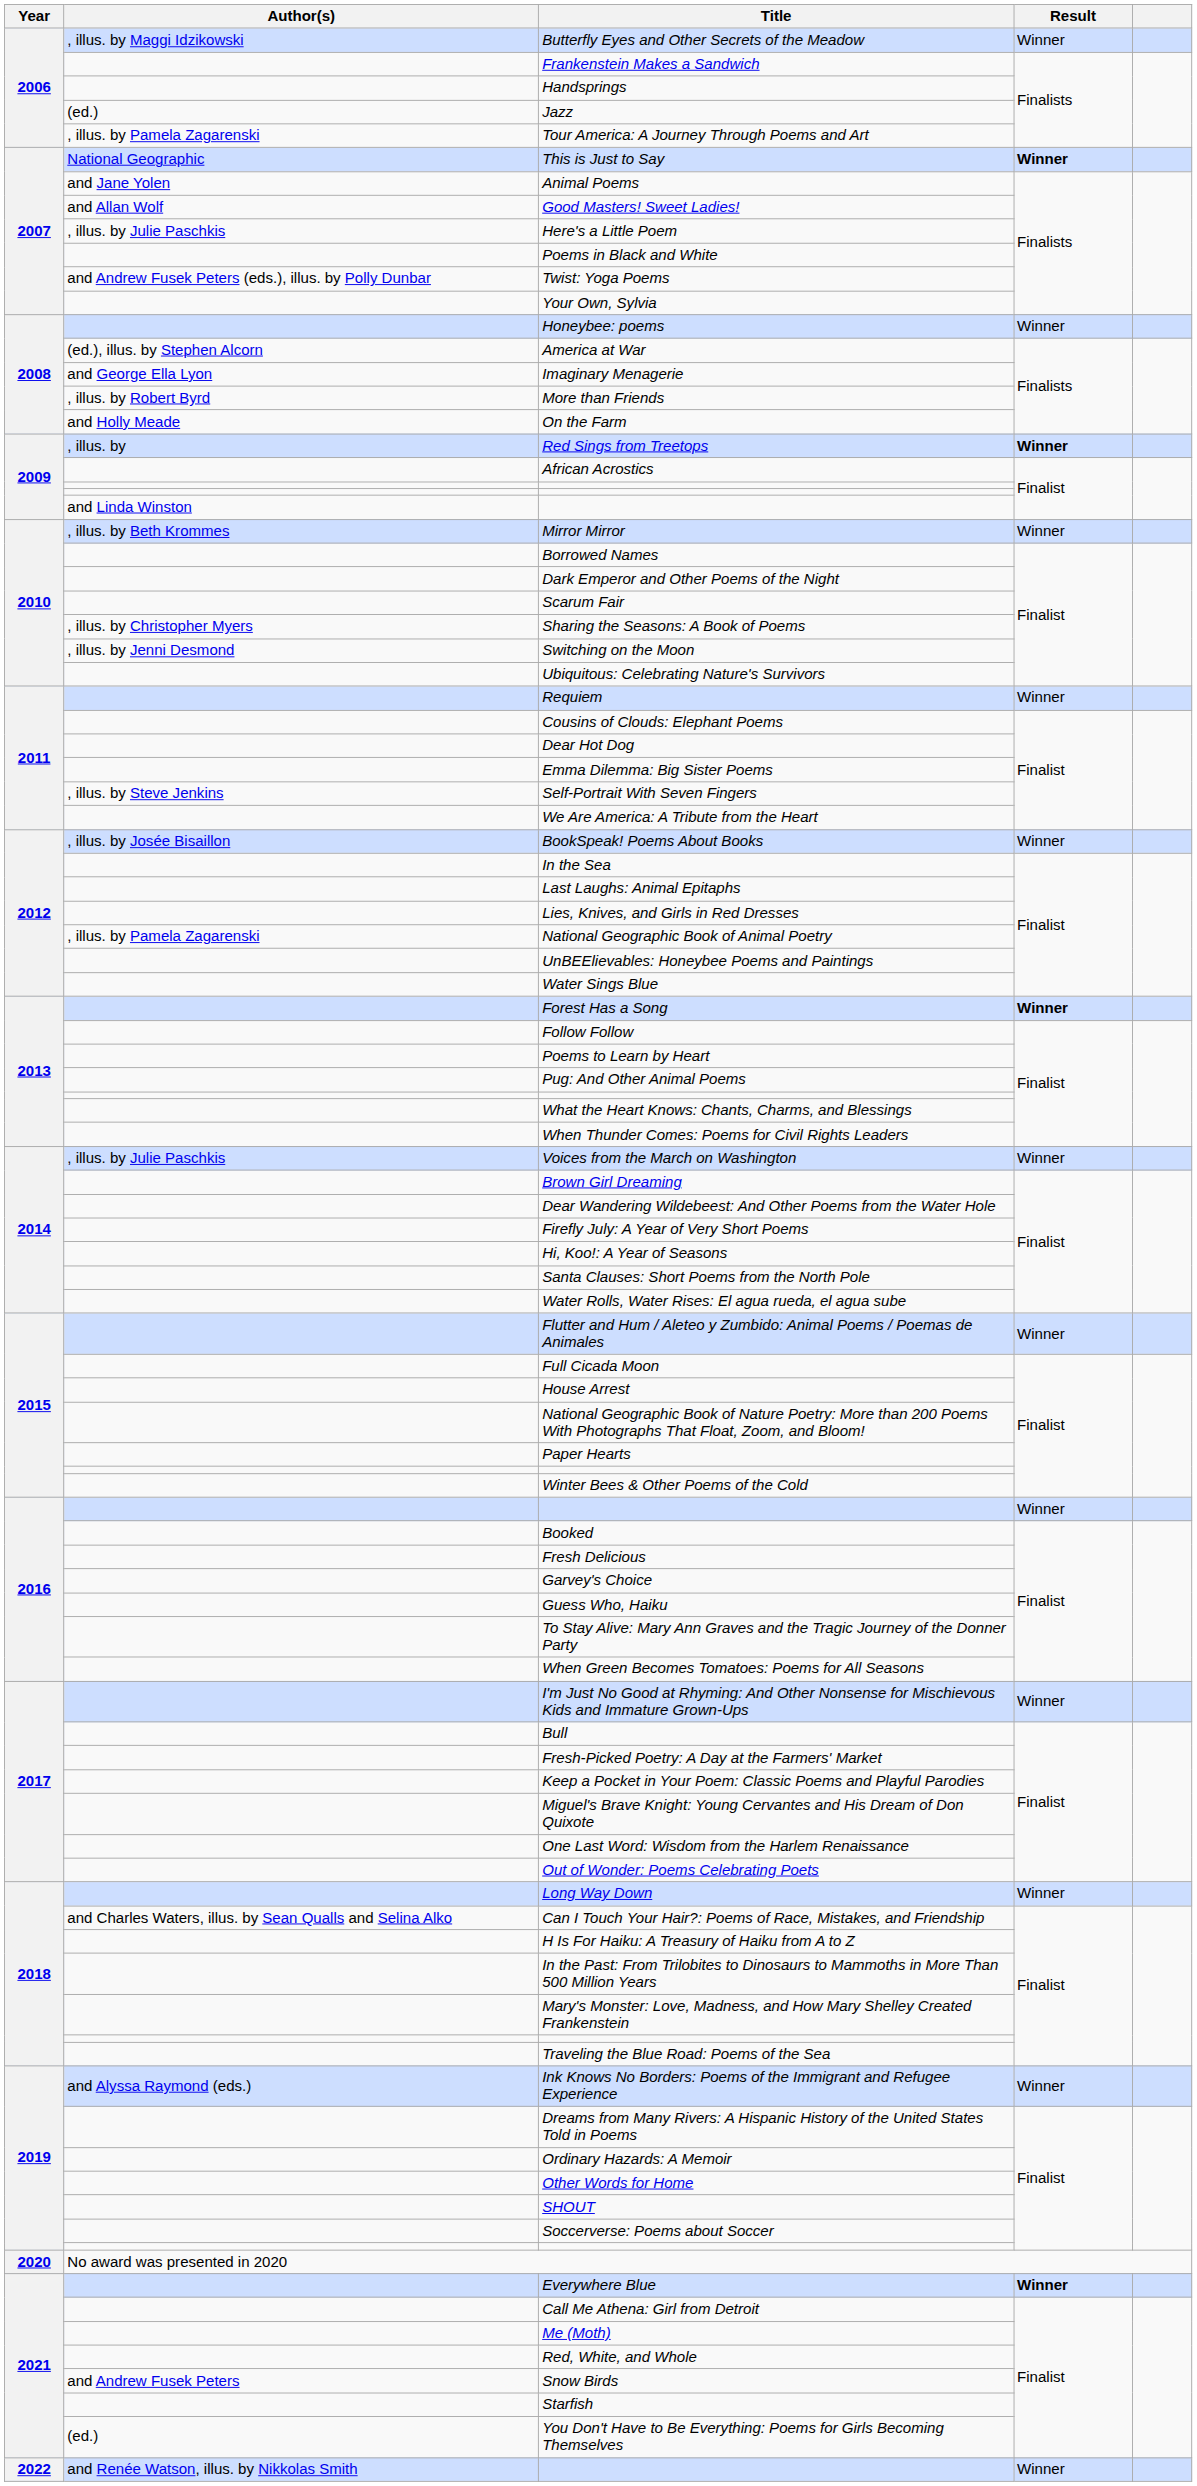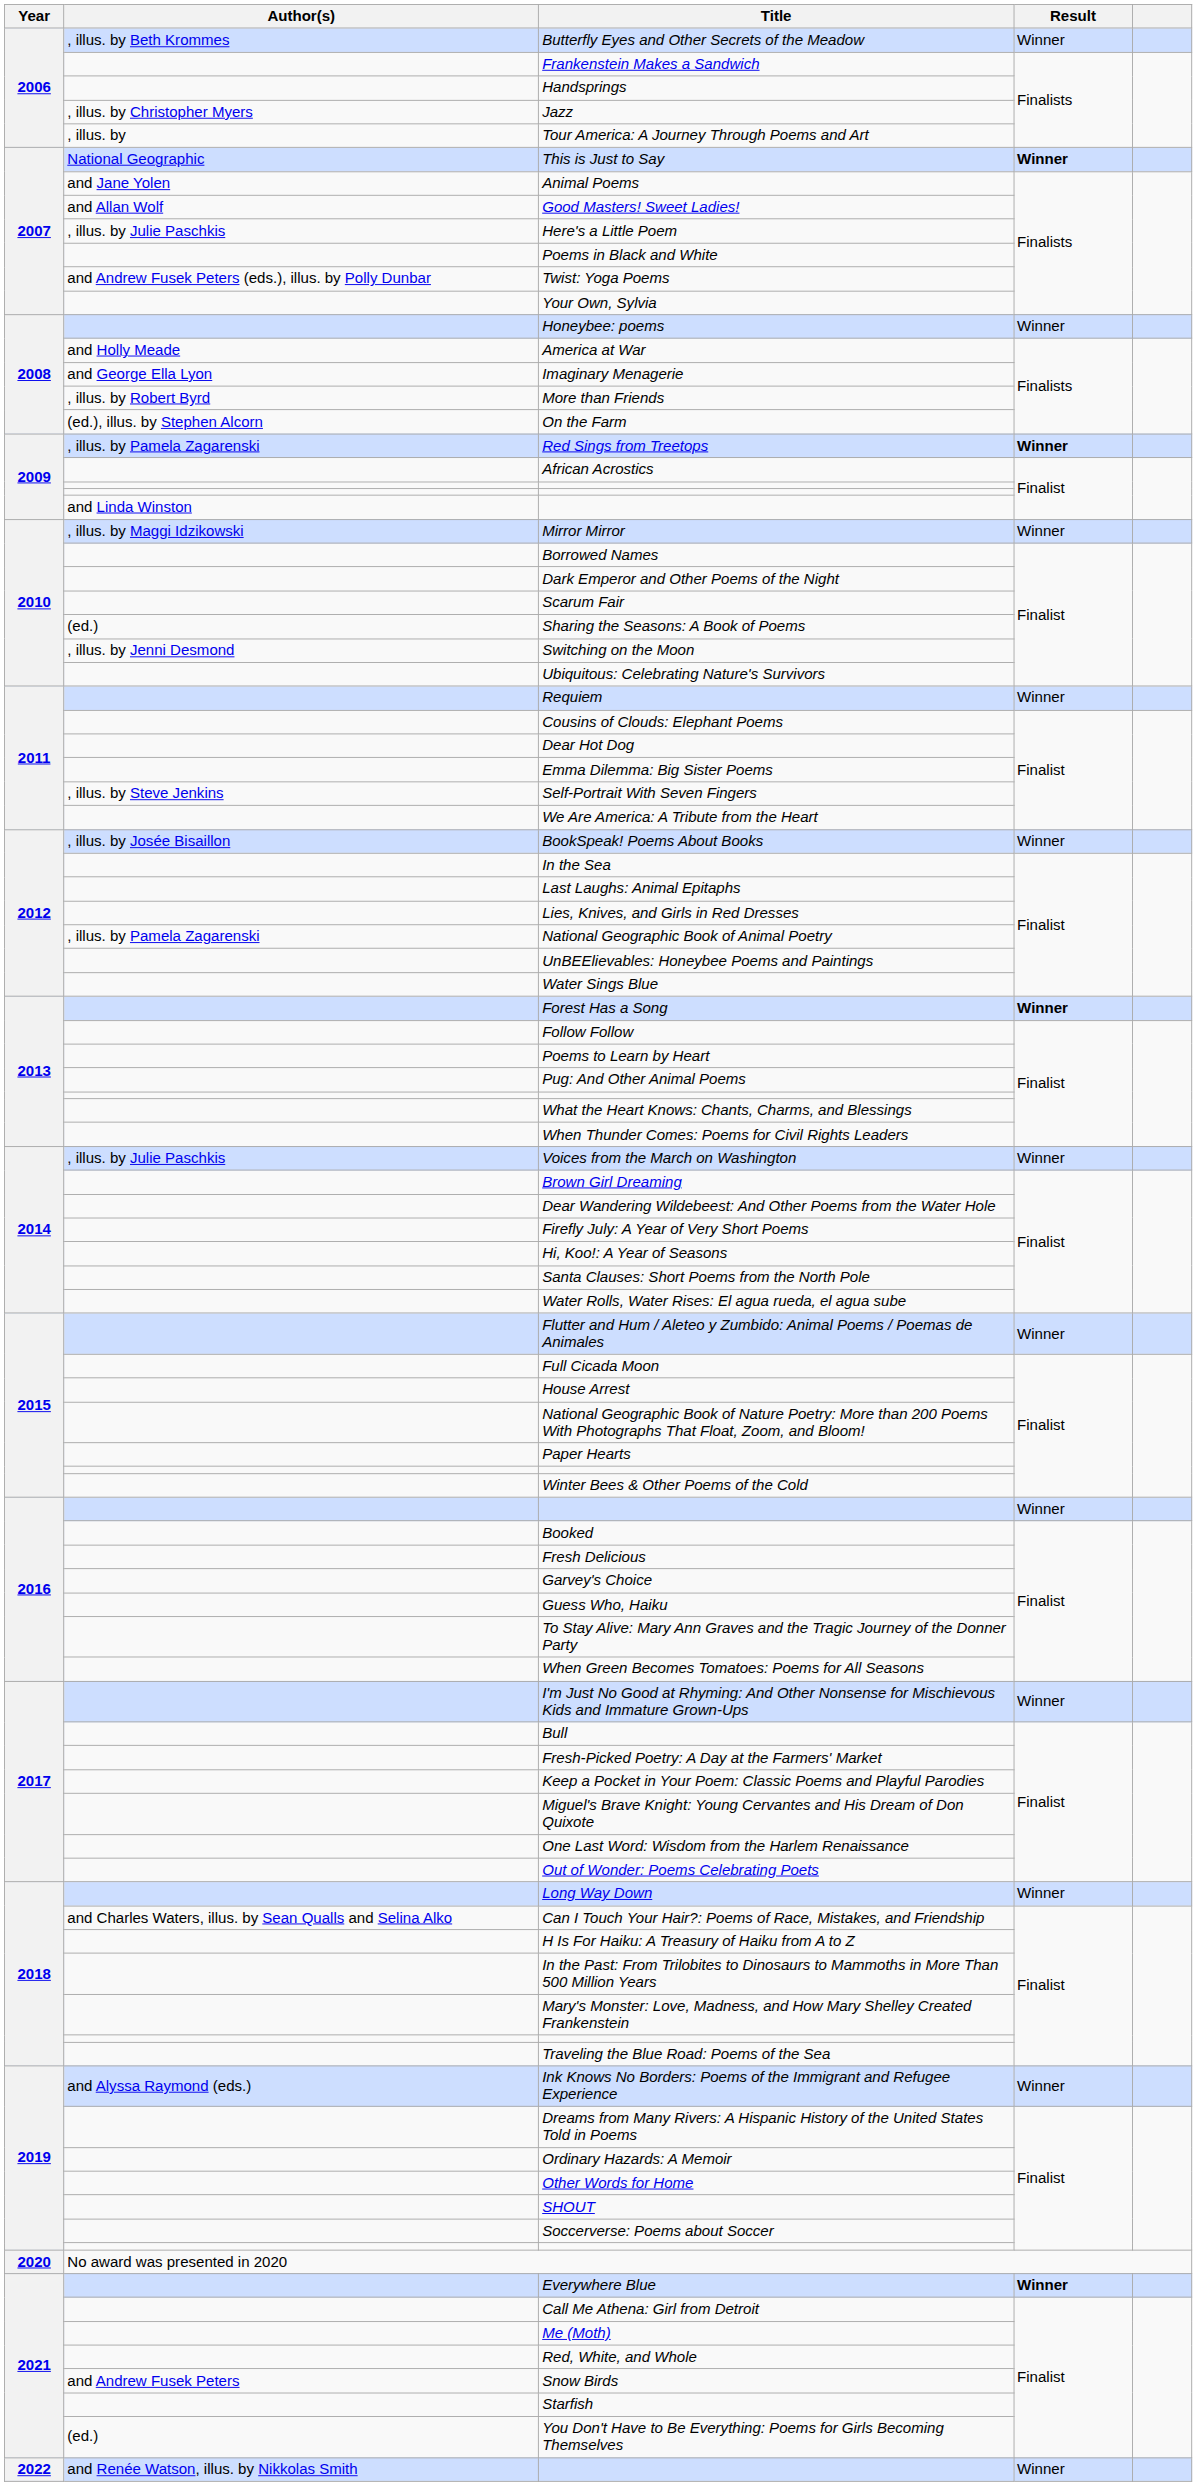(155, 40) , illus. by Maggi Idzikowski -> (148, 40) , illus. by Beth Krommes
(83, 111) (ed.) -> (160, 111) , illus. by Christopher Myers
(163, 135) , illus. by Pamela Zagarenski -> (97, 135) , illus. by
(165, 350) (ed.), illus. by Stephen Alcorn -> (124, 350) and Holly Meade
(124, 421) and Holly Meade -> (165, 421) (ed.), illus. by Stephen Alcorn
(97, 445) , illus. by -> (163, 445) , illus. by Pamela Zagarenski
(148, 531) , illus. by Beth Krommes -> (155, 531) , illus. by Maggi Idzikowski
(160, 626) , illus. by Christopher Myers -> (83, 626) (ed.)
